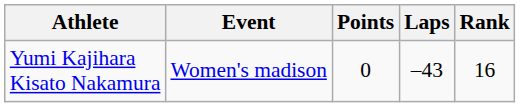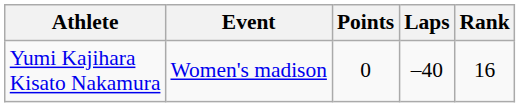(427, 70) –43 -> (427, 70) –40
